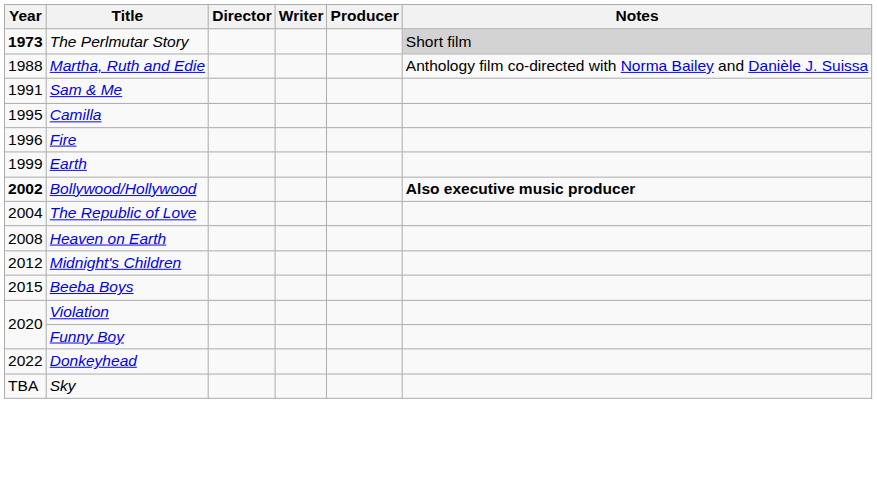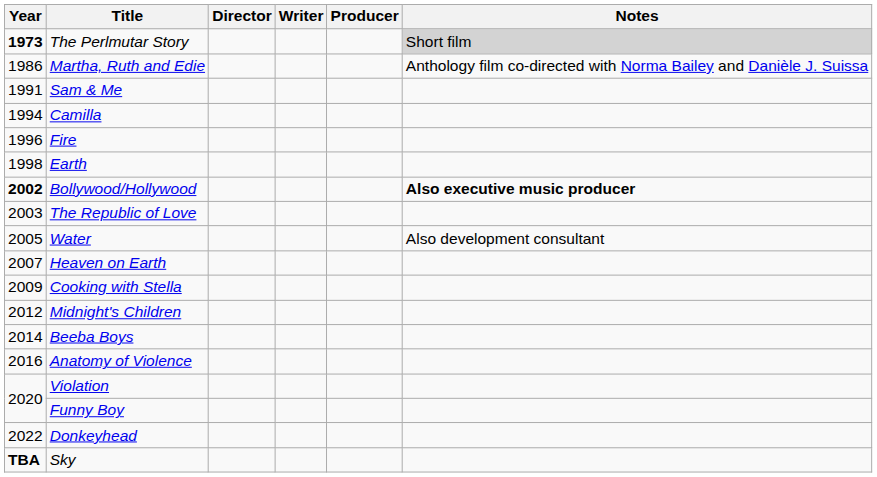(25, 66) 1988 -> (25, 66) 1986
(25, 115) 1995 -> (25, 115) 1994
(25, 164) 1999 -> (25, 164) 1998
(25, 213) 2004 -> (25, 213) 2003
+ row: (70, 238)
(25, 238) 2008 -> (25, 262) 2007
+ row: (116, 287)
(25, 287) 2015 -> (25, 336) 2014
+ row: (121, 361)
(23, 386) normal -> (24, 459) bold
